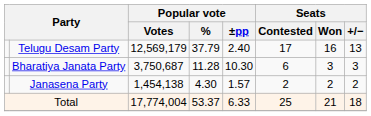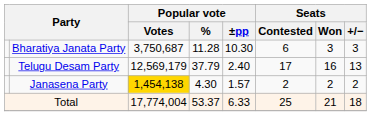rows swapped: (69, 48) <-> (69, 66)
(159, 84) no background -> (159, 84) gold background
